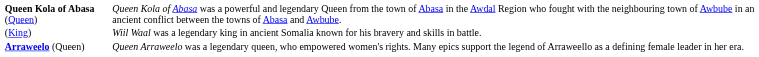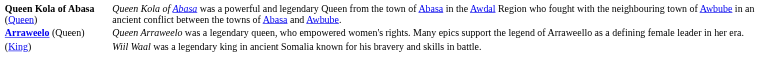rows swapped: (45, 47) <-> (18, 33)
